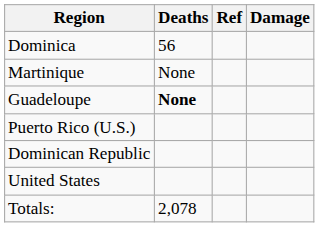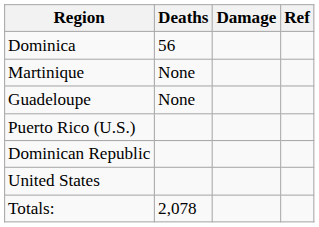columns swapped: (280, 18) <-> (229, 18)
(177, 99) bold -> (177, 99) normal
